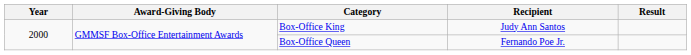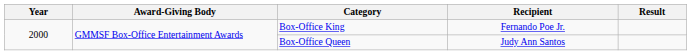(533, 27) Judy Ann Santos -> (533, 27) Fernando Poe Jr.
(533, 42) Fernando Poe Jr. -> (533, 42) Judy Ann Santos
